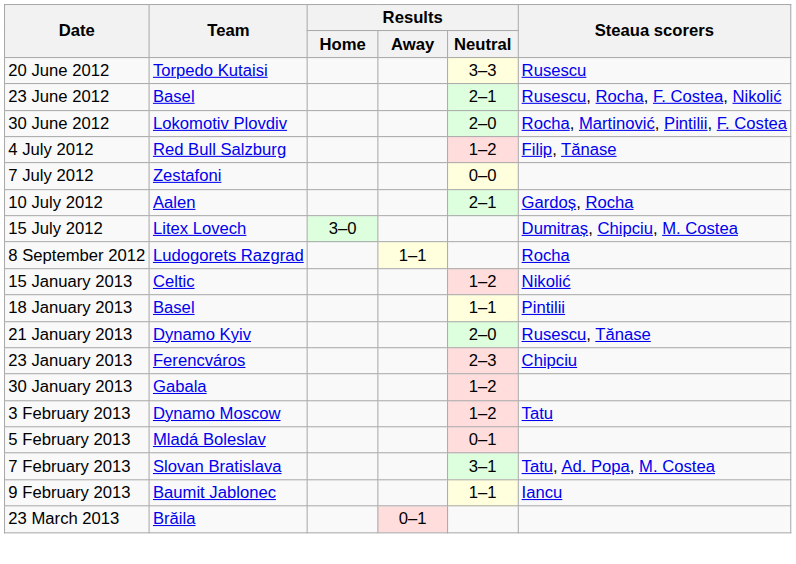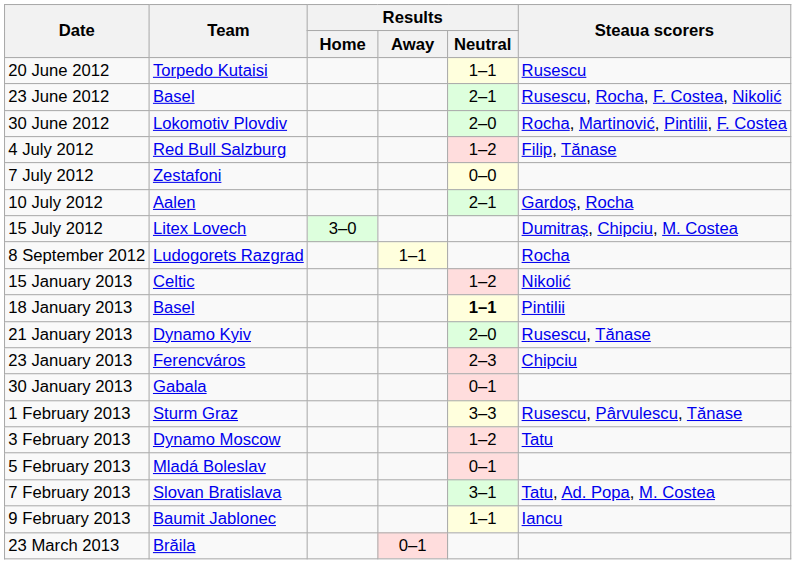(483, 70) 3–3 -> (483, 70) 1–1
(483, 307) normal -> (483, 307) bold
(483, 387) 1–2 -> (483, 387) 0–1
+ row: (69, 413)
